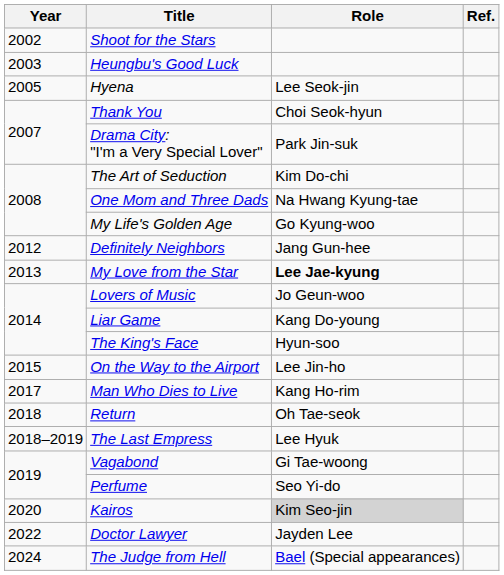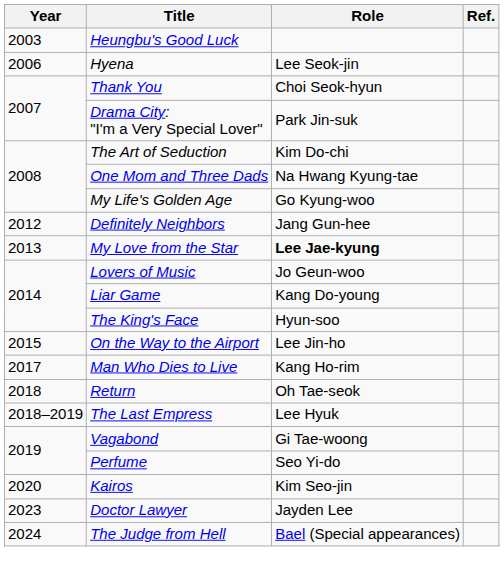- row: (153, 40)
(25, 87) 2005 -> (25, 64) 2006
(314, 510) lightgrey background -> (314, 486) no background
(25, 534) 2022 -> (25, 510) 2023
